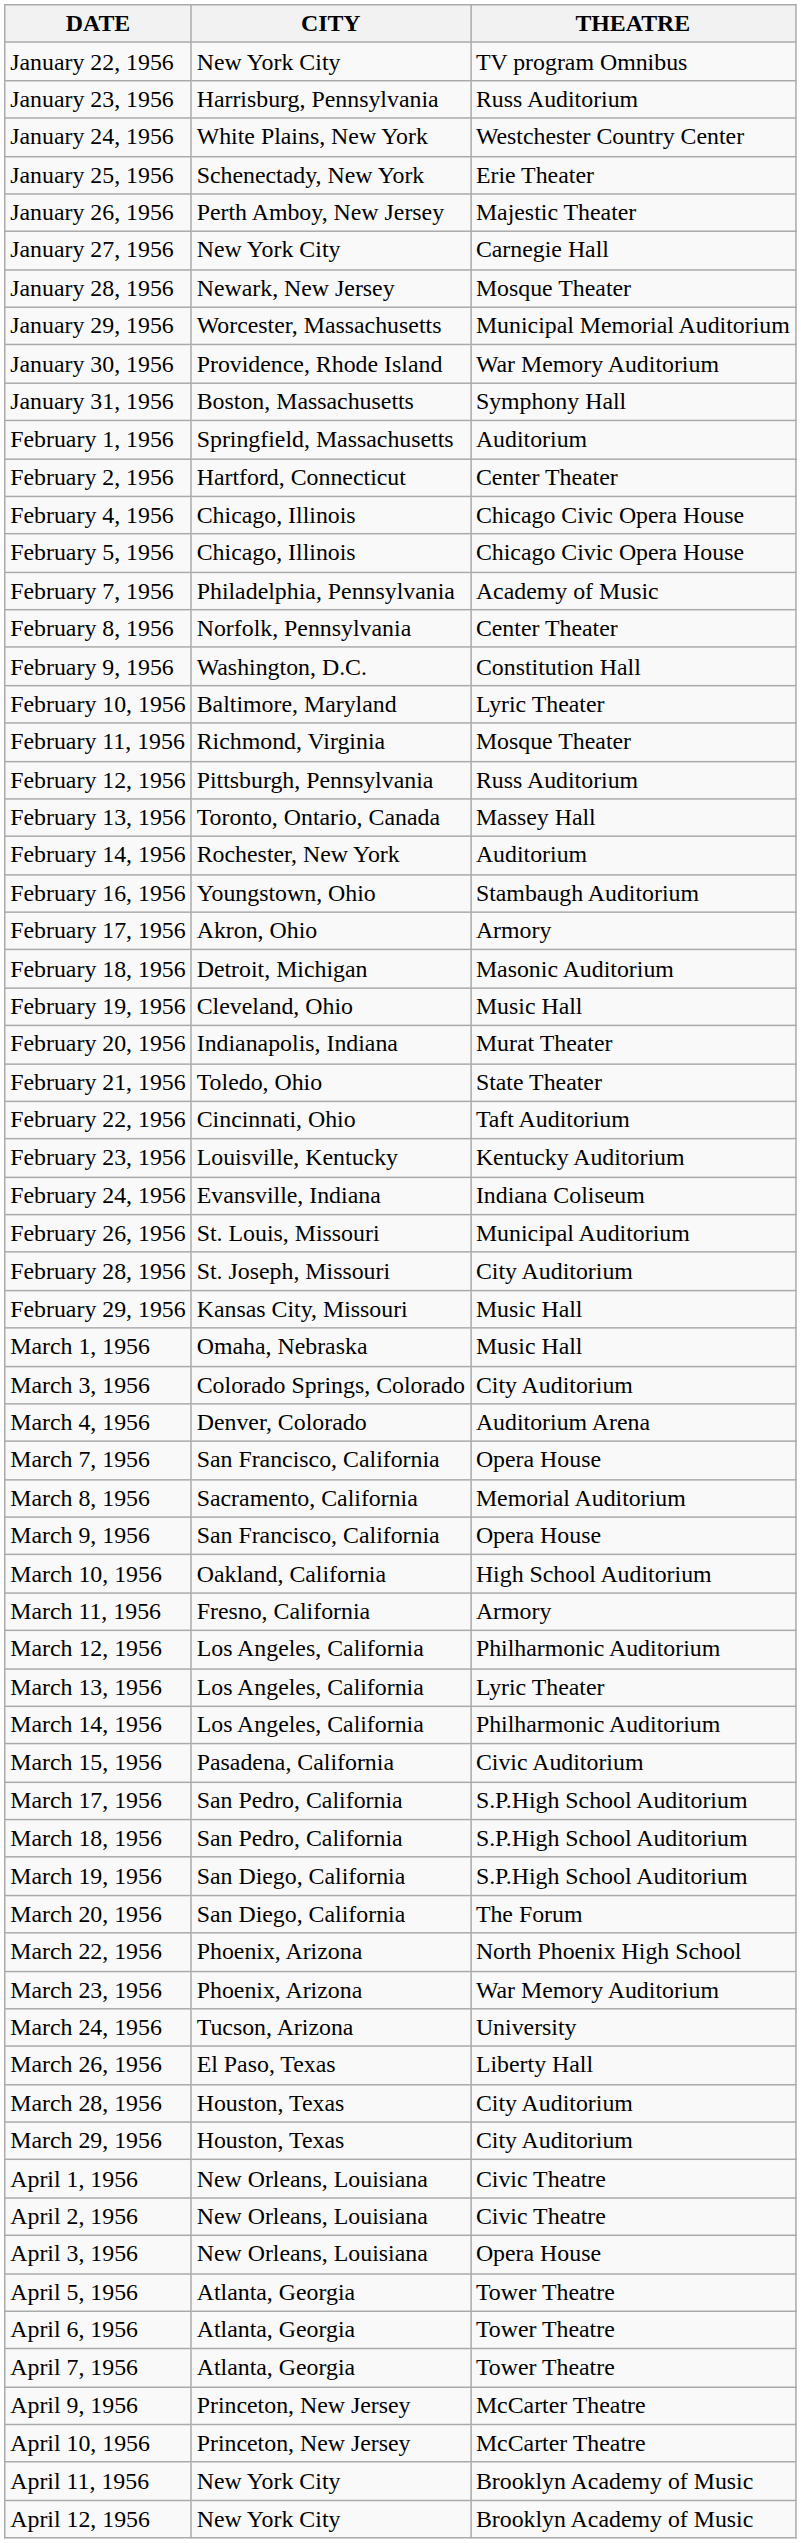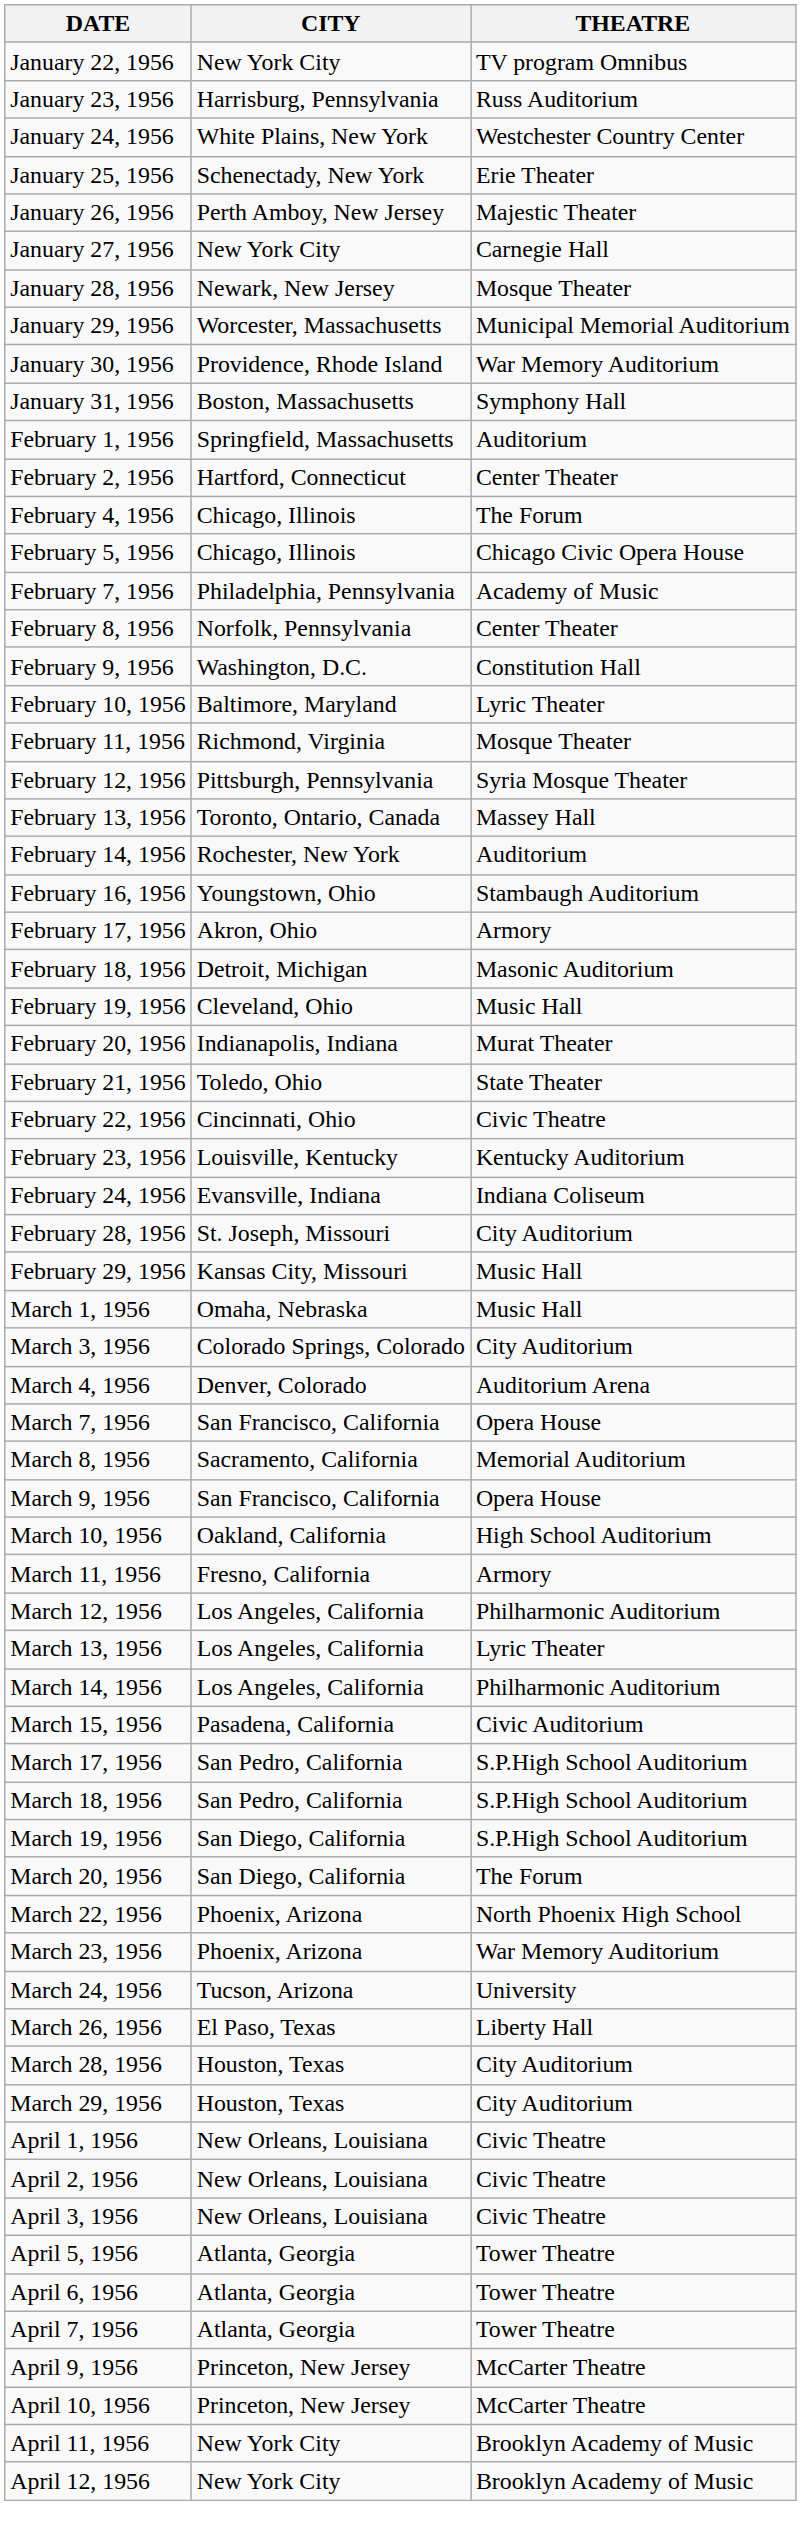(610, 514) Chicago Civic Opera House -> (529, 514) The Forum
(557, 779) Russ Auditorium -> (582, 779) Syria Mosque Theater
(553, 1119) Taft Auditorium -> (541, 1119) Civic Theatre
- row: (98, 1233)
(538, 2254) Opera House -> (541, 2216) Civic Theatre
